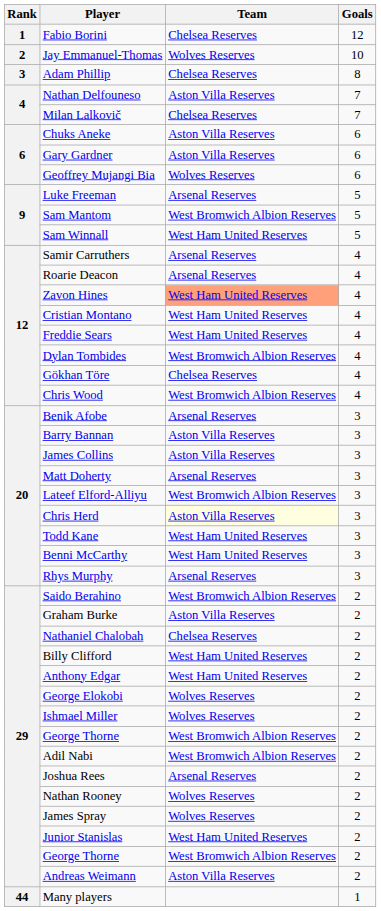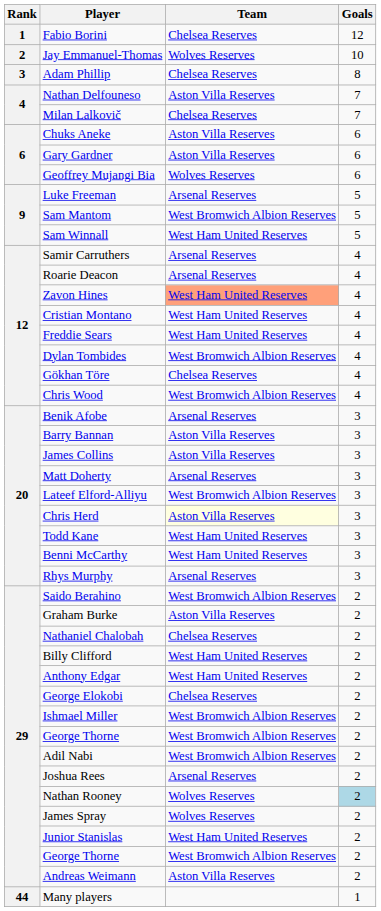(211, 696) Wolves Reserves -> (213, 696) Chelsea Reserves
(211, 716) Wolves Reserves -> (252, 716) West Bromwich Albion Reserves
(357, 796) no background -> (357, 796) lightblue background
